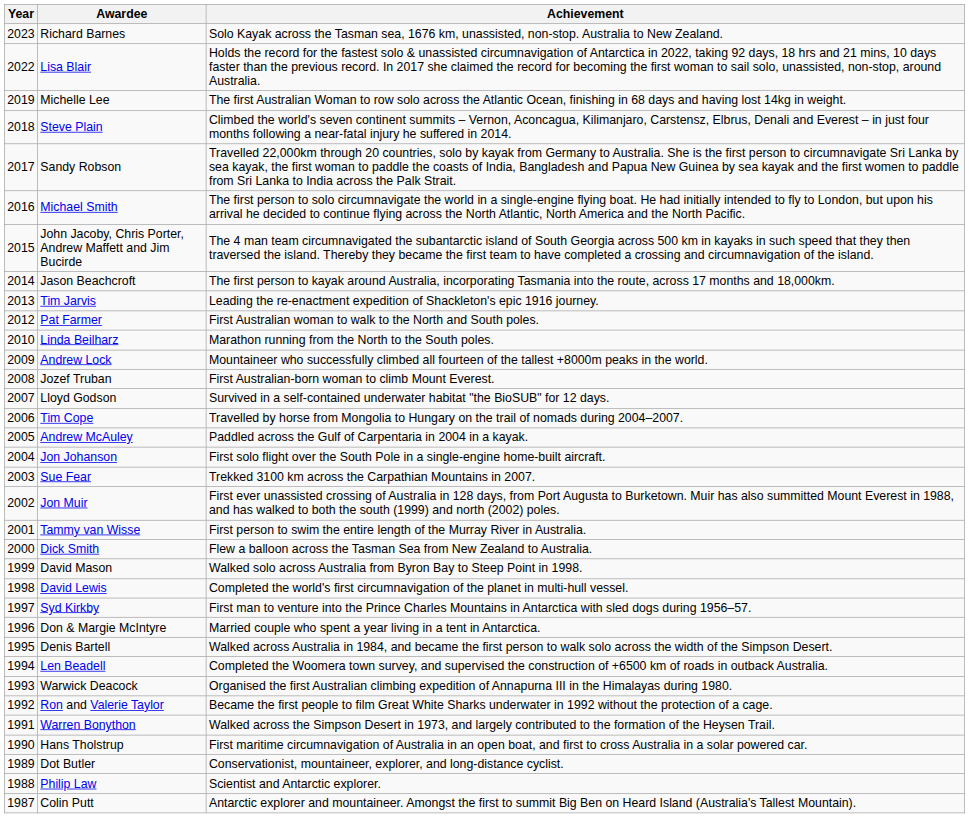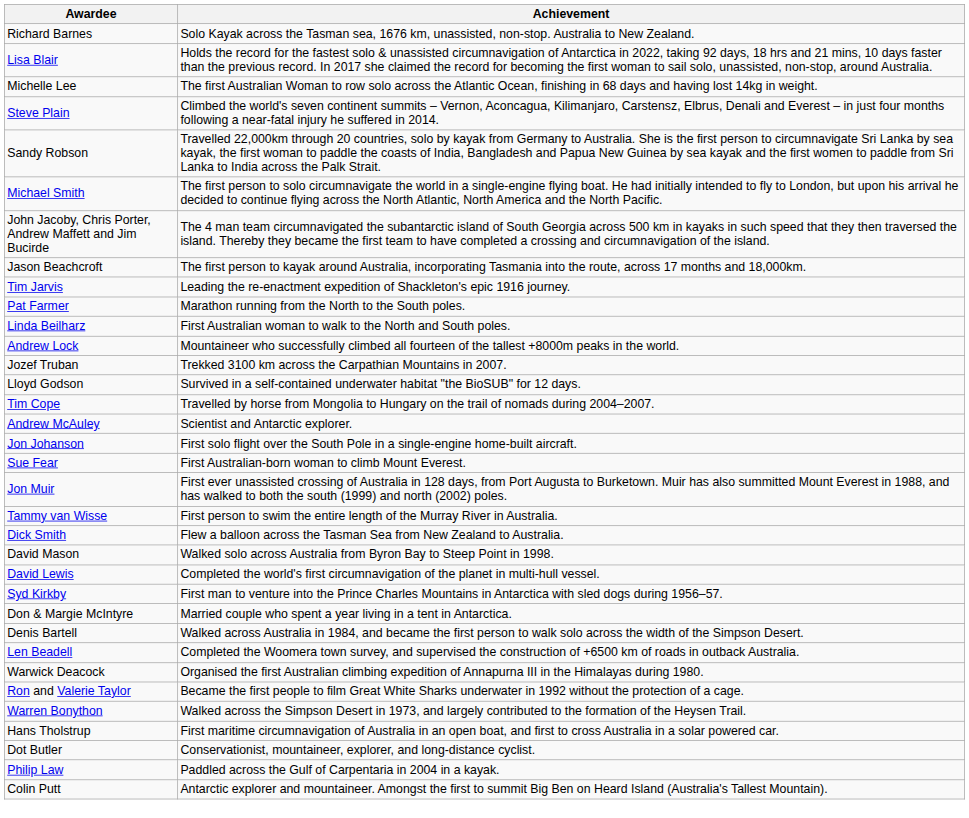- column: (21, 14)
(374, 320) First Australian woman to walk to the North and South poles. -> (323, 306) Marathon running from the North to the South poles.
(351, 340) Marathon running from the North to the South poles. -> (345, 326) First Australian woman to walk to the North and South poles.
(352, 379) First Australian-born woman to climb Mount Everest. -> (343, 365) Trekked 3100 km across the Carpathian Mountains in 2007.
(369, 437) Paddled across the Gulf of Carpentaria in 2004 in a kayak. -> (266, 423) Scientist and Antarctic explorer.
(372, 476) Trekked 3100 km across the Carpathian Mountains in 2007. -> (323, 462) First Australian-born woman to climb Mount Everest.
(295, 783) Scientist and Antarctic explorer. -> (340, 769) Paddled across the Gulf of Carpentaria in 2004 in a kayak.
